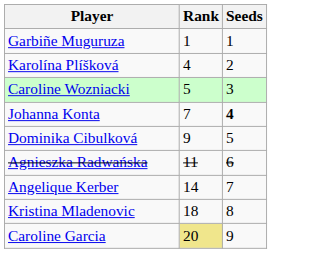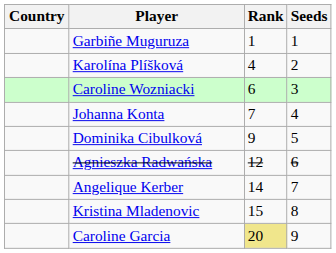+ column: (37, 16)
(187, 89) 5 -> (252, 89) 6
(230, 114) bold -> (295, 114) normal
(190, 162) 11 -> (255, 162) 12
(191, 211) 18 -> (255, 211) 15
